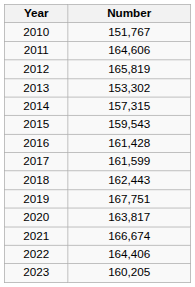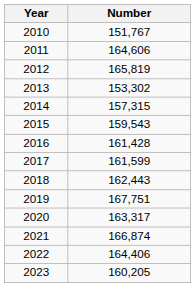(129, 217) 163,817 -> (129, 217) 163,317
(129, 236) 166,674 -> (129, 236) 166,874
